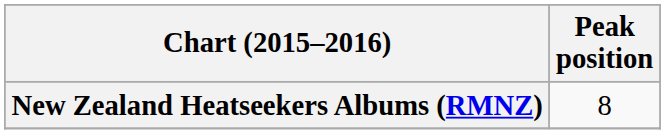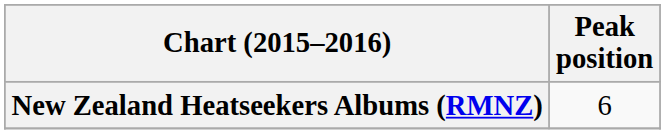(605, 104) 8 -> (605, 104) 6
